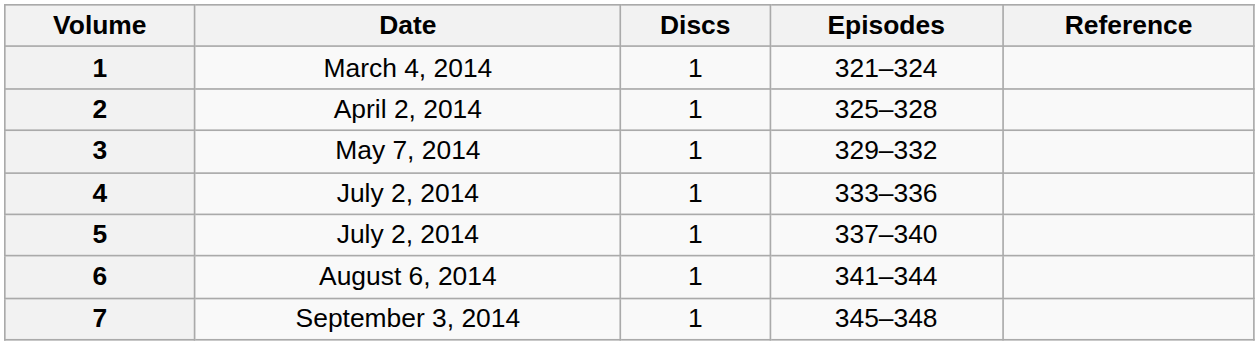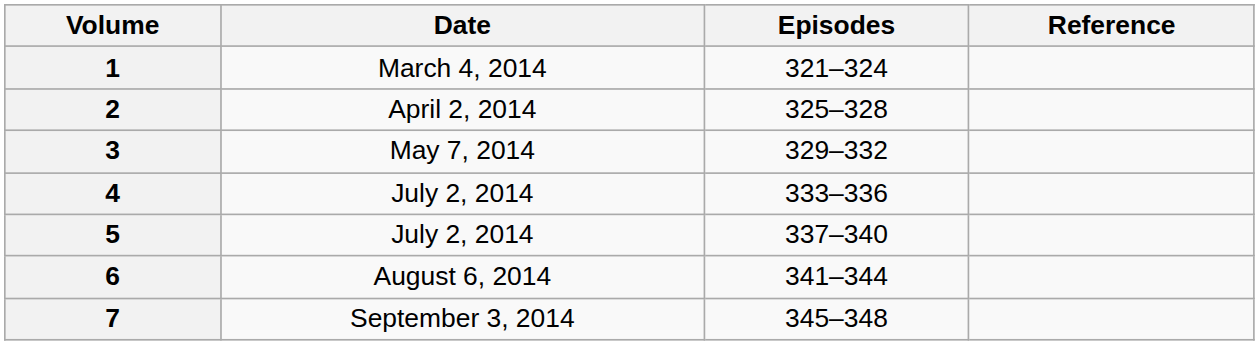- column: (695, 25)
